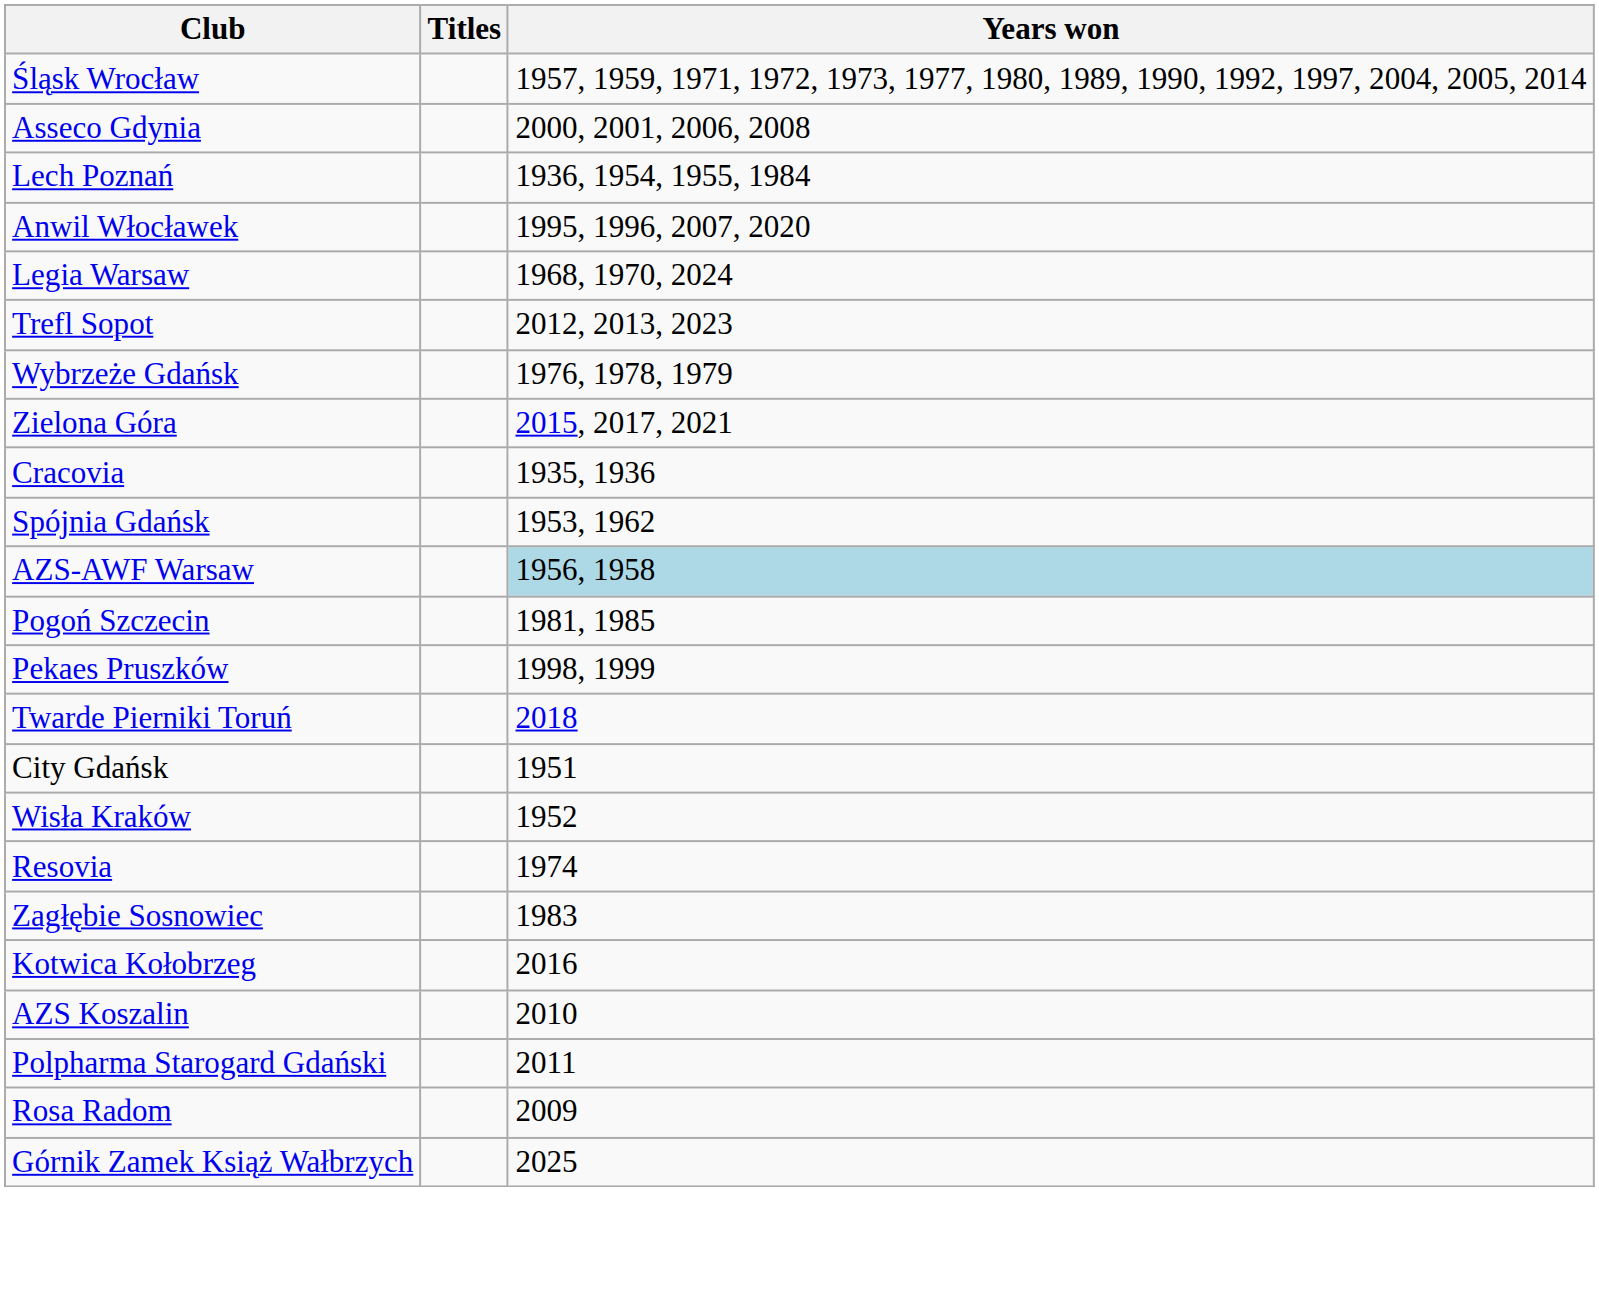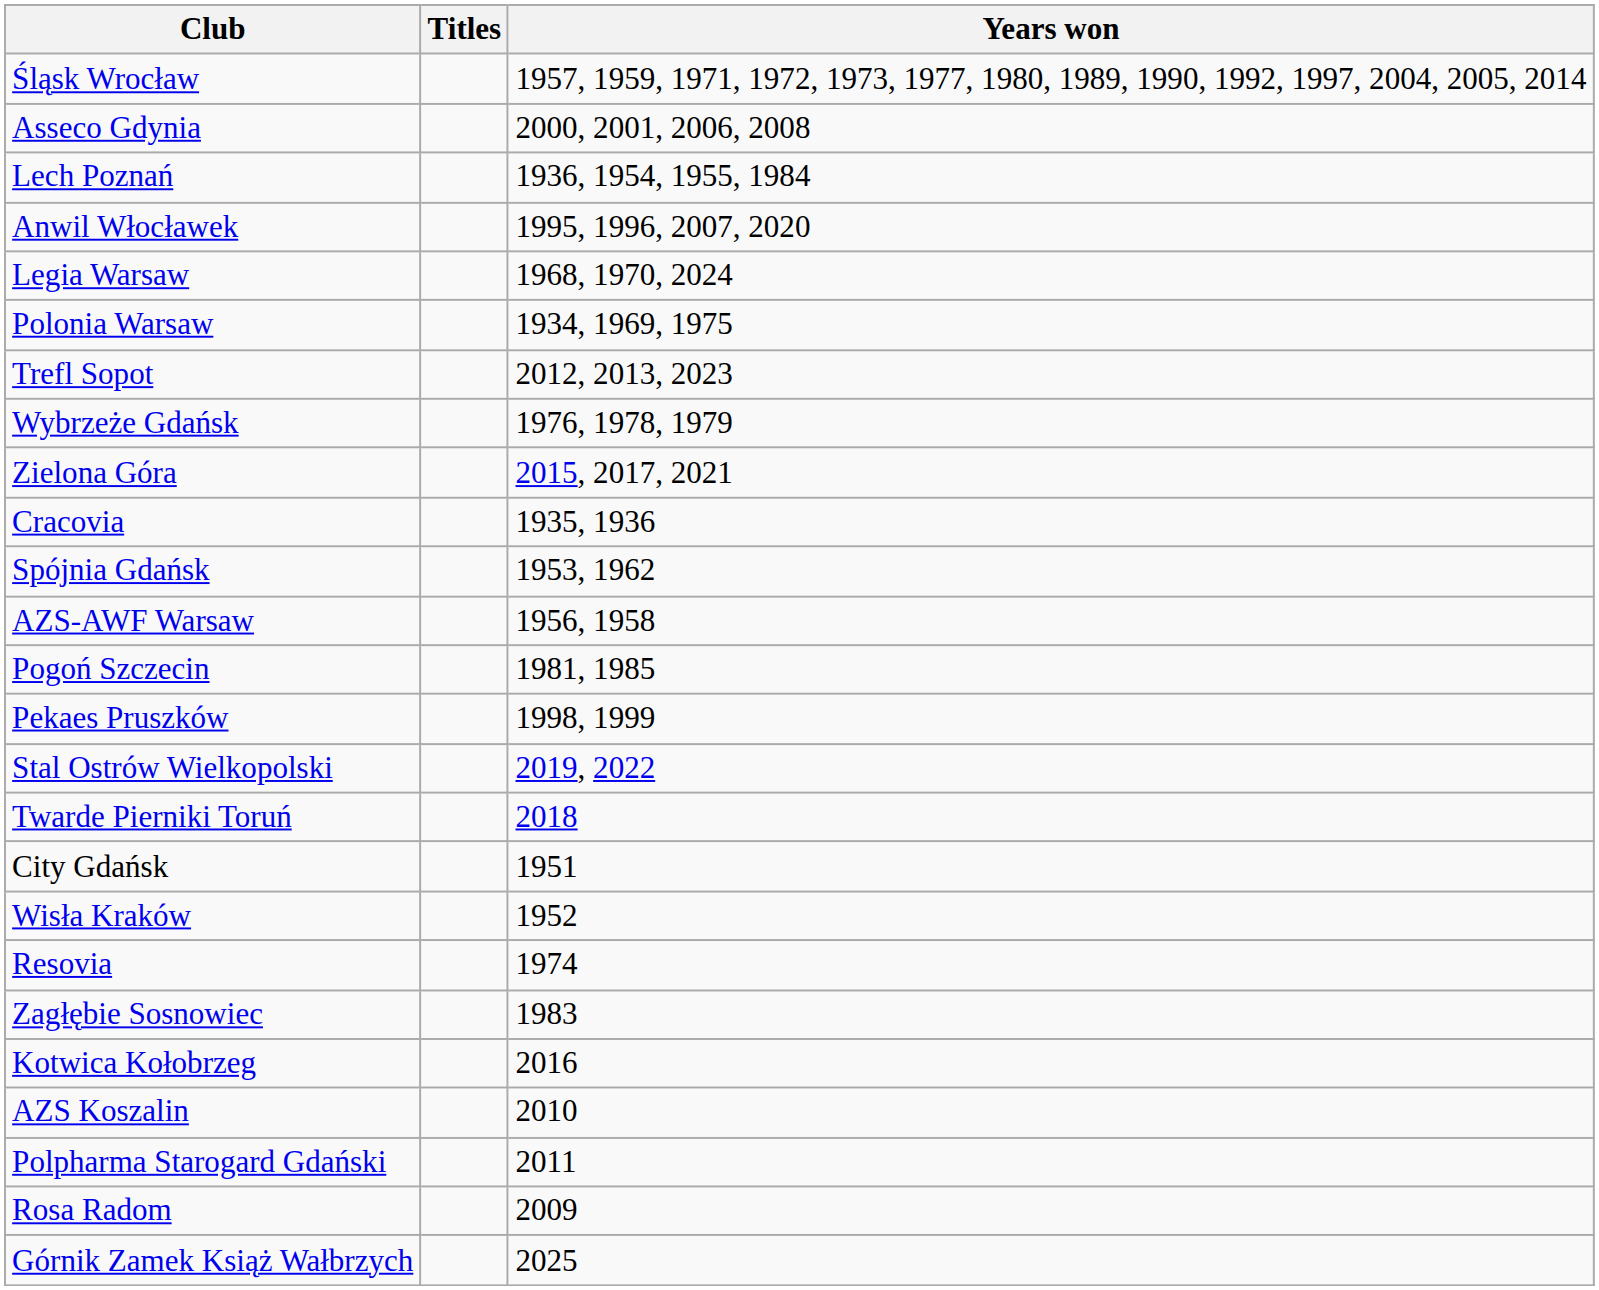+ row: (113, 324)
(585, 570) lightblue background -> (585, 619) no background
+ row: (172, 767)
